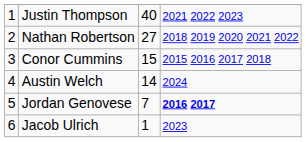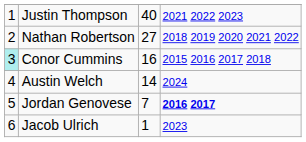(12, 59) no background -> (12, 59) paleturquoise background
(149, 59) 15 -> (149, 59) 16
